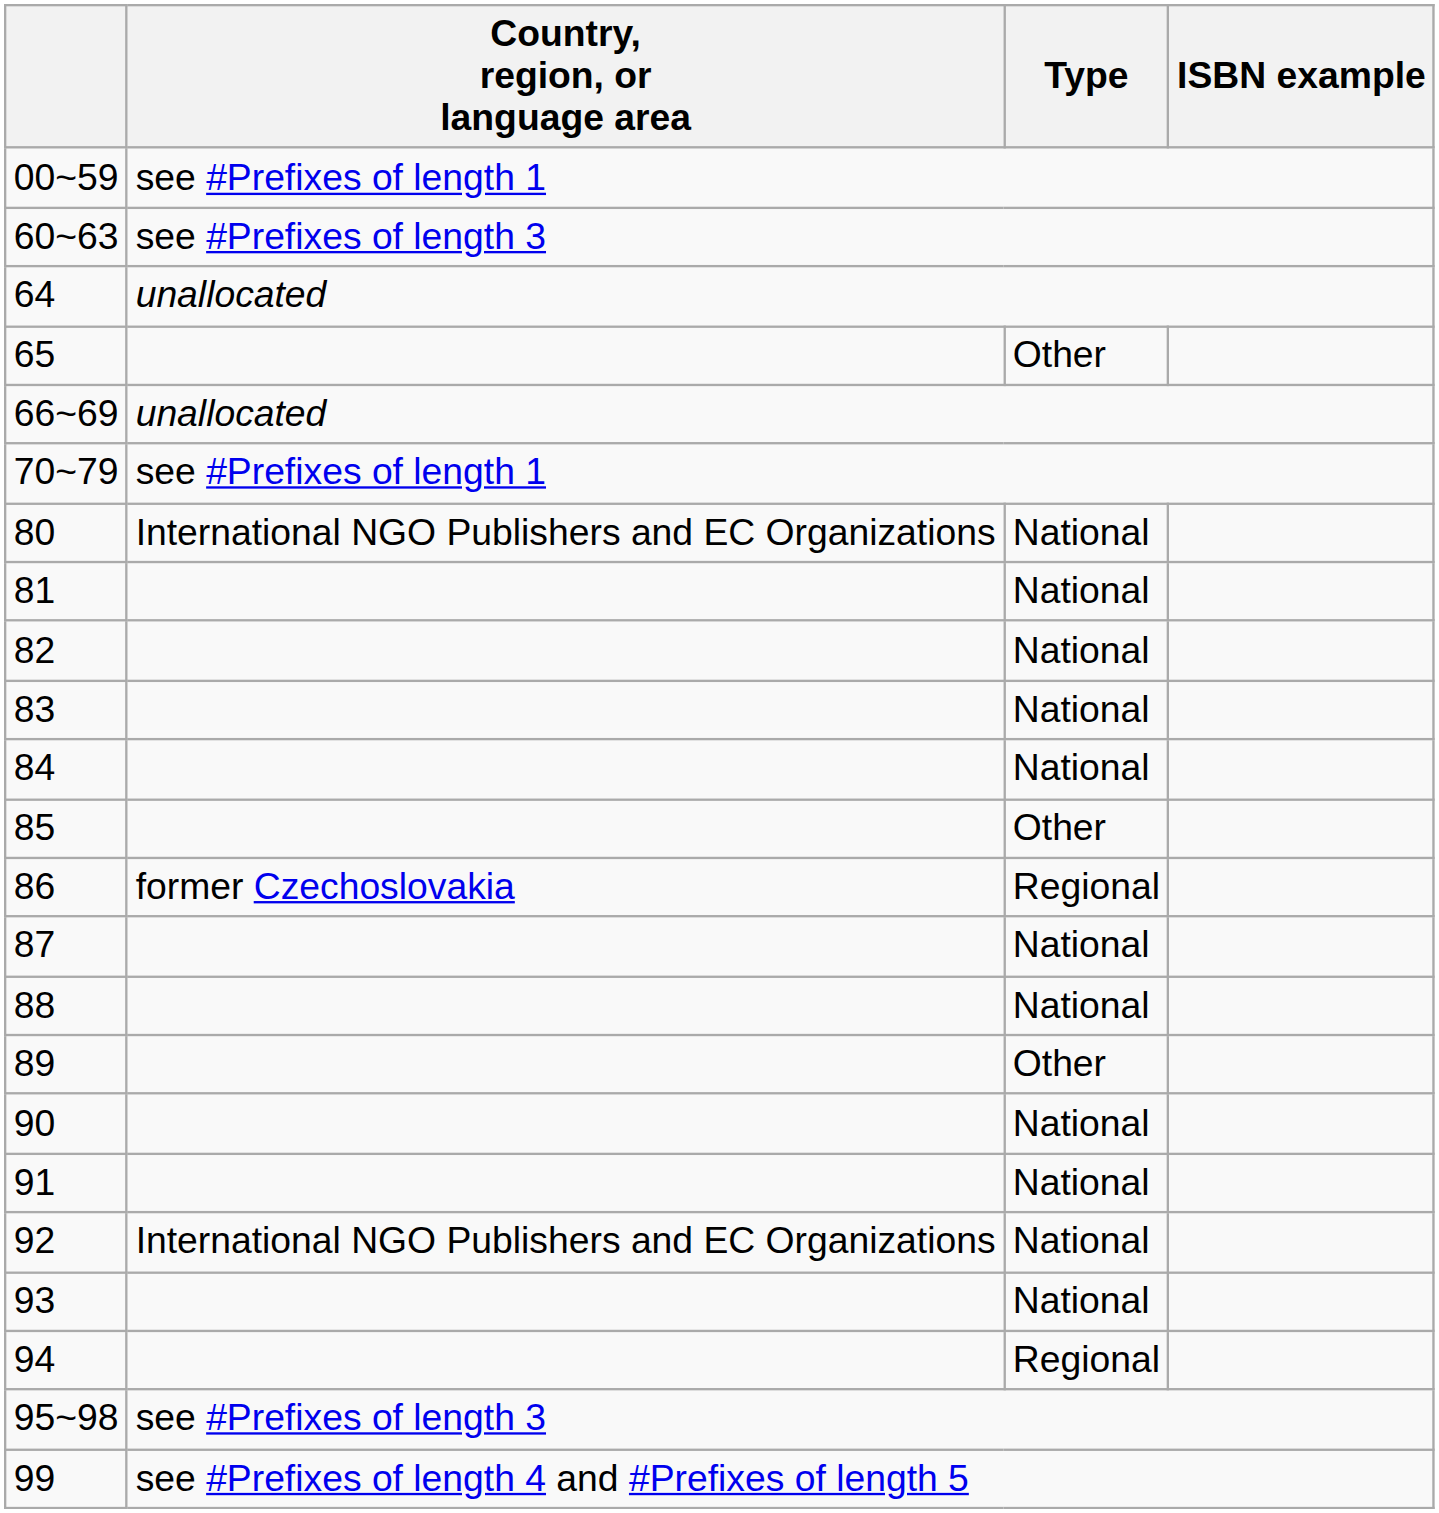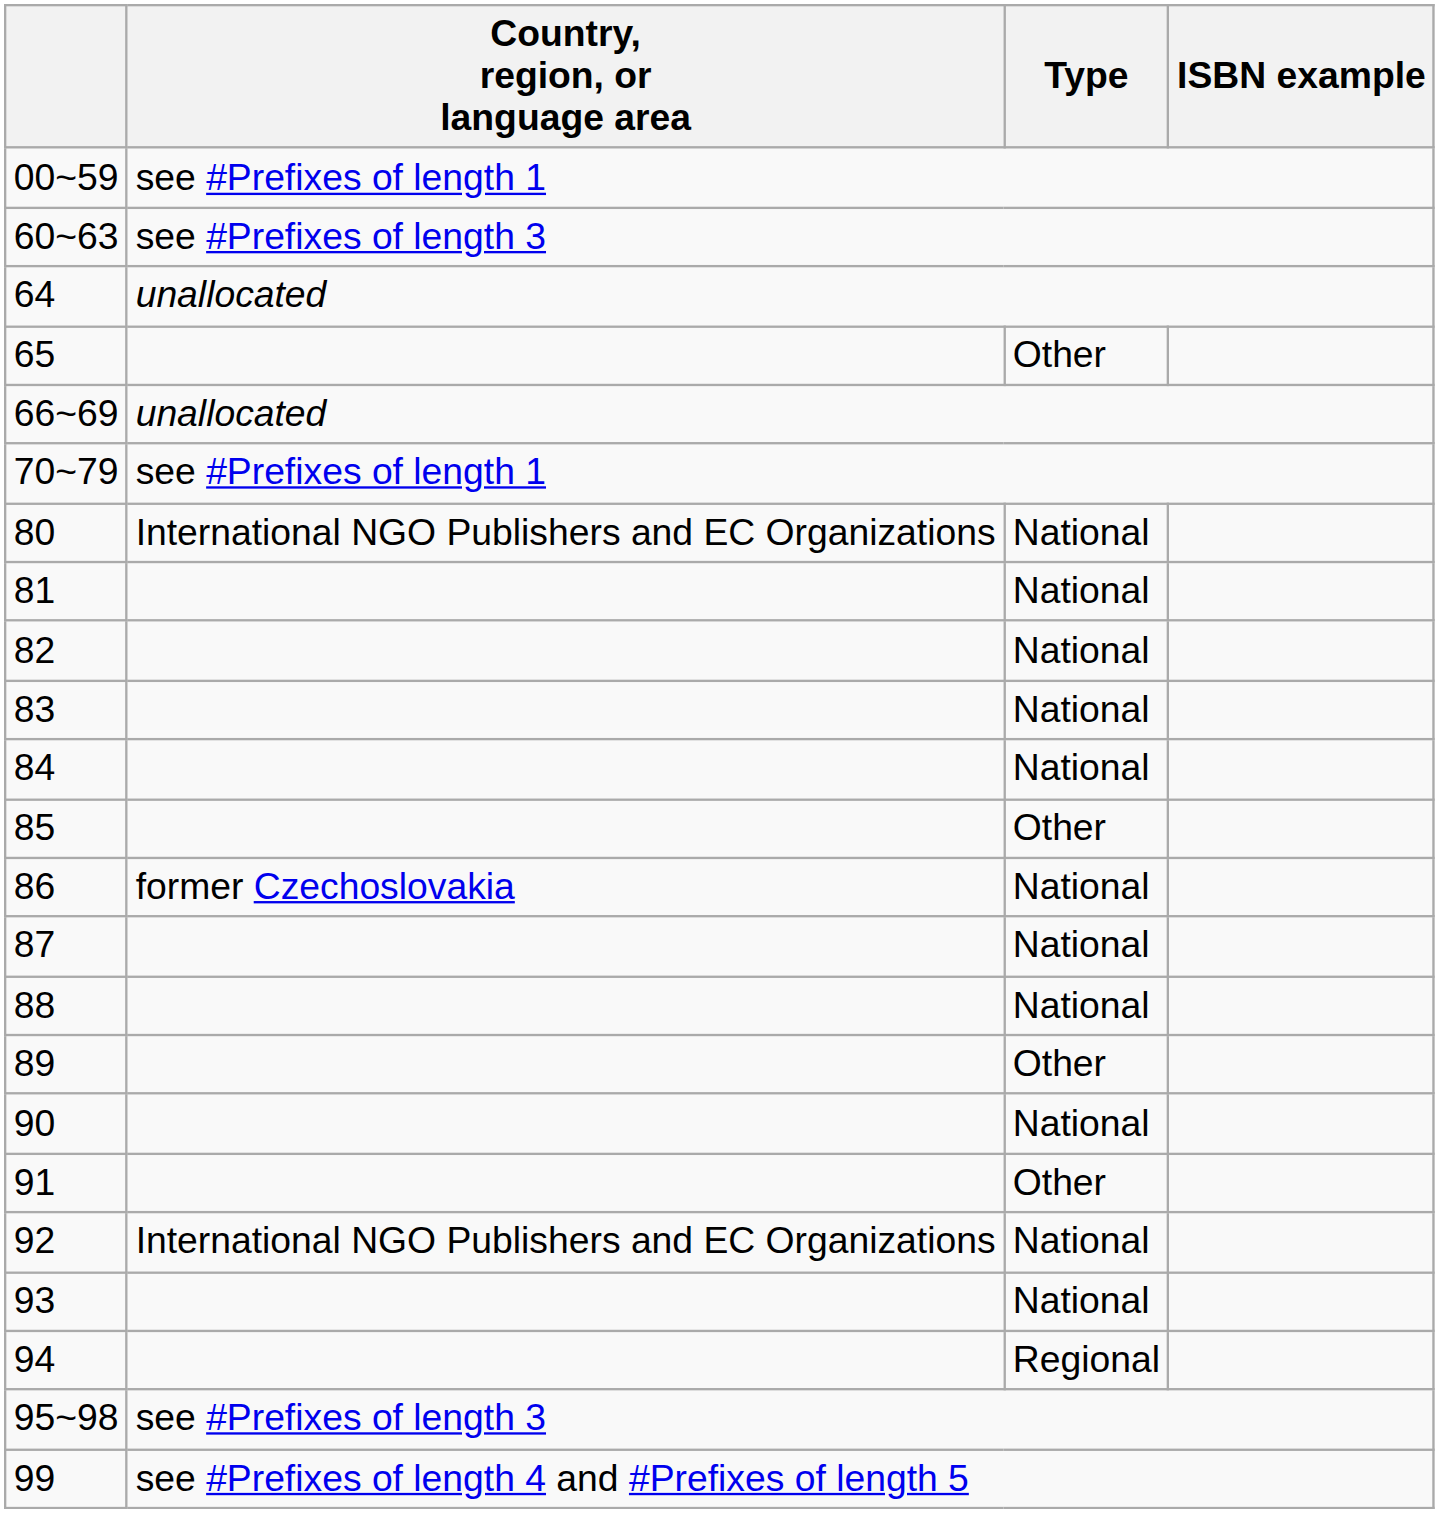(1086, 886) Regional -> (1081, 886) National
(1081, 1182) National -> (1059, 1182) Other
